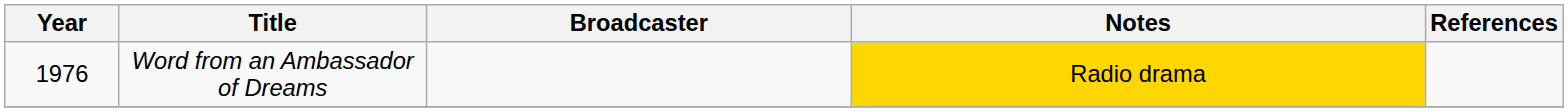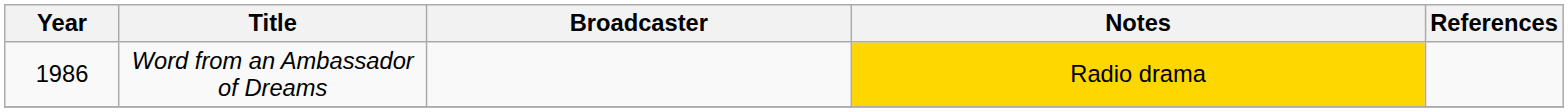(62, 74) 1976 -> (62, 74) 1986
